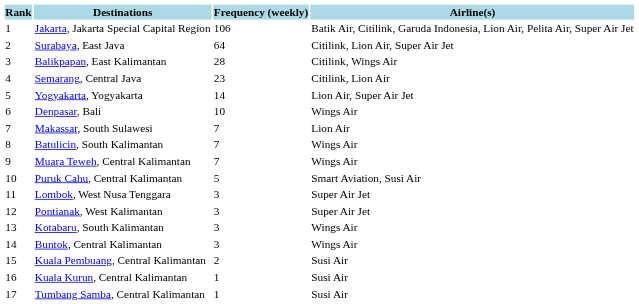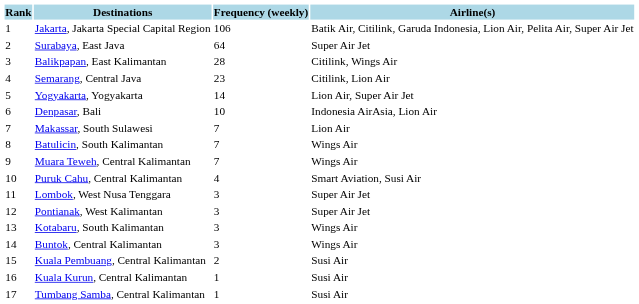(383, 45) Citilink, Lion Air, Super Air Jet -> (341, 45) Super Air Jet
(334, 111) Wings Air -> (374, 111) Indonesia AirAsia, Lion Air
(217, 178) 5 -> (217, 178) 4
